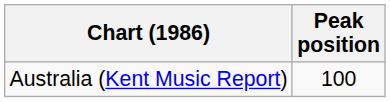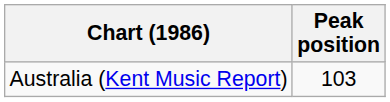(339, 79) 100 -> (339, 79) 103
